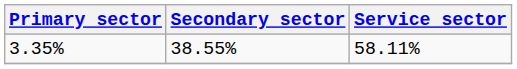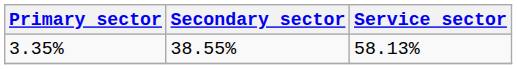(387, 49) 58.11% -> (387, 49) 58.13%
